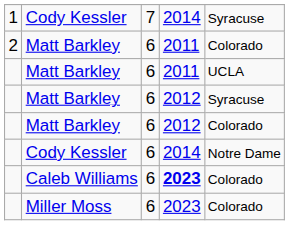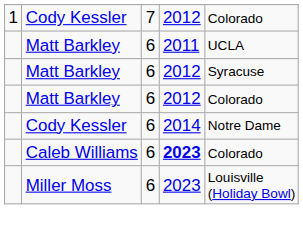(182, 17) 2014 -> (182, 17) 2012
(236, 18) Syracuse -> (235, 18) Colorado
- row: (13, 44)
(235, 206) Colorado -> (252, 185) Louisville (Holiday Bowl)
